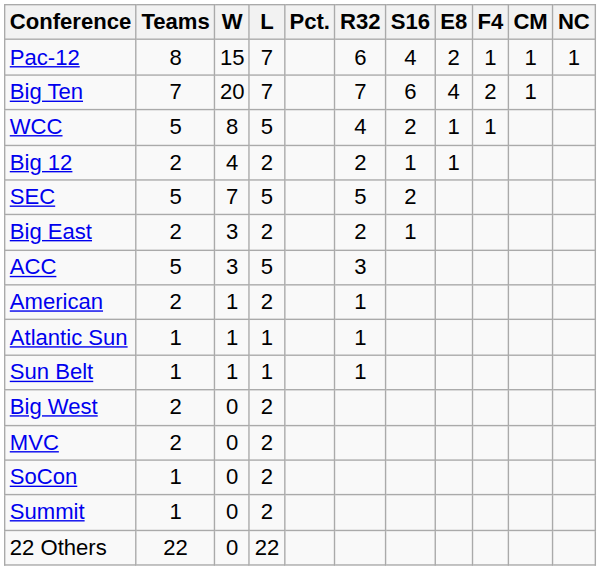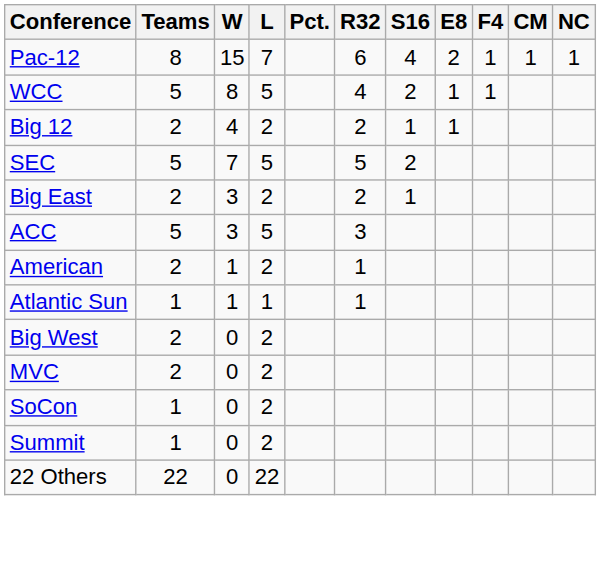- row: (46, 92)
- row: (52, 372)
